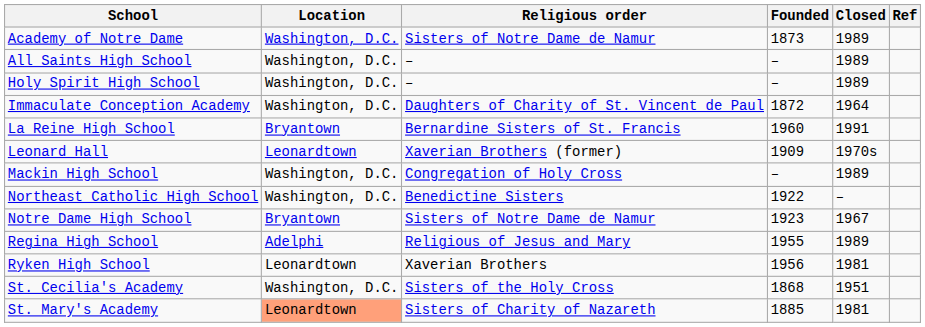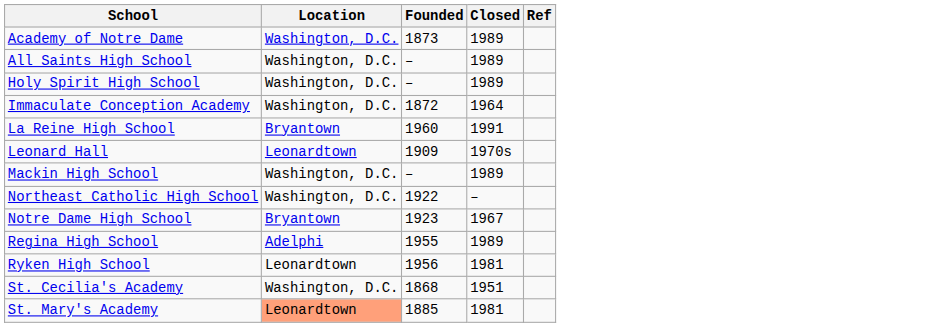- column: (585, 16)
